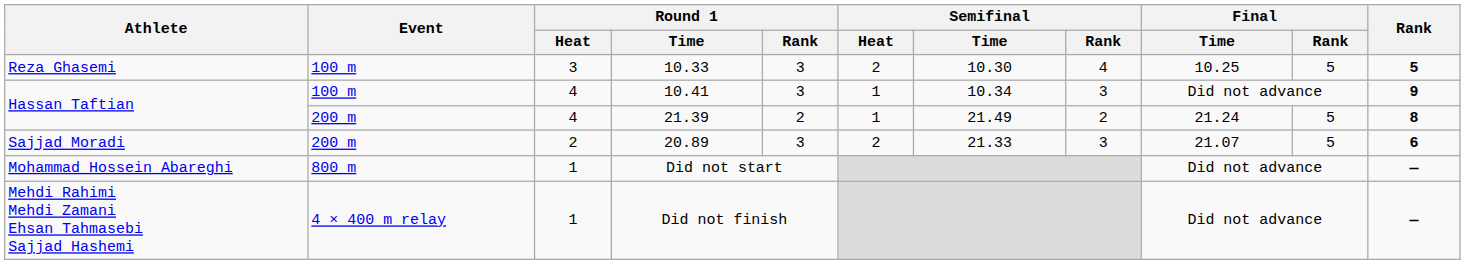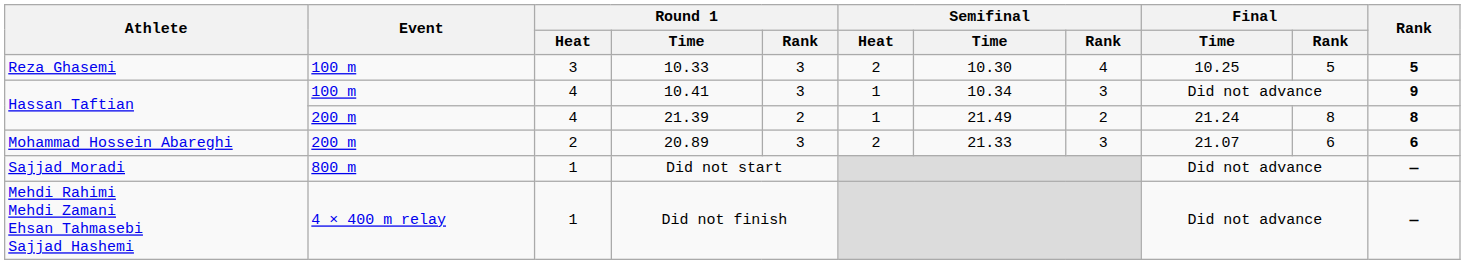(1331, 118) 5 -> (1331, 118) 8
(67, 143) Sajjad Moradi -> (120, 143) Mohammad Hossein Abareghi
(1331, 143) 5 -> (1331, 143) 6
(120, 168) Mohammad Hossein Abareghi -> (67, 168) Sajjad Moradi
